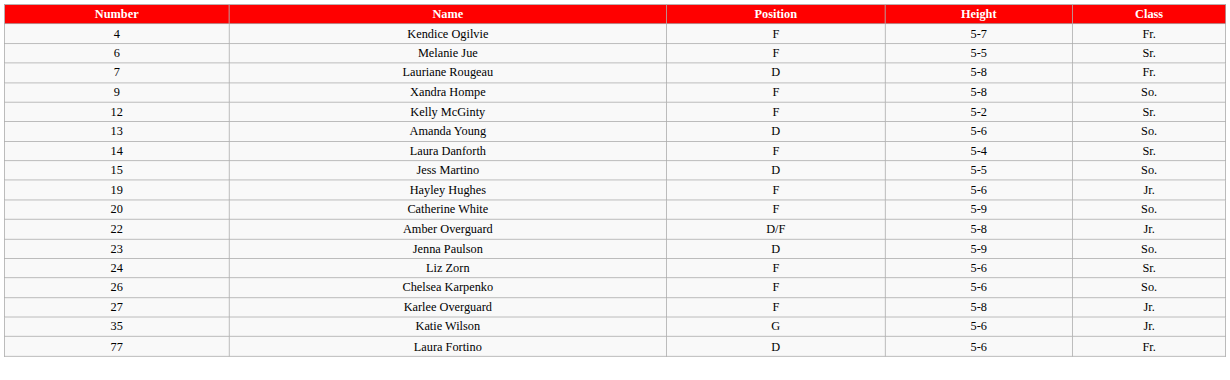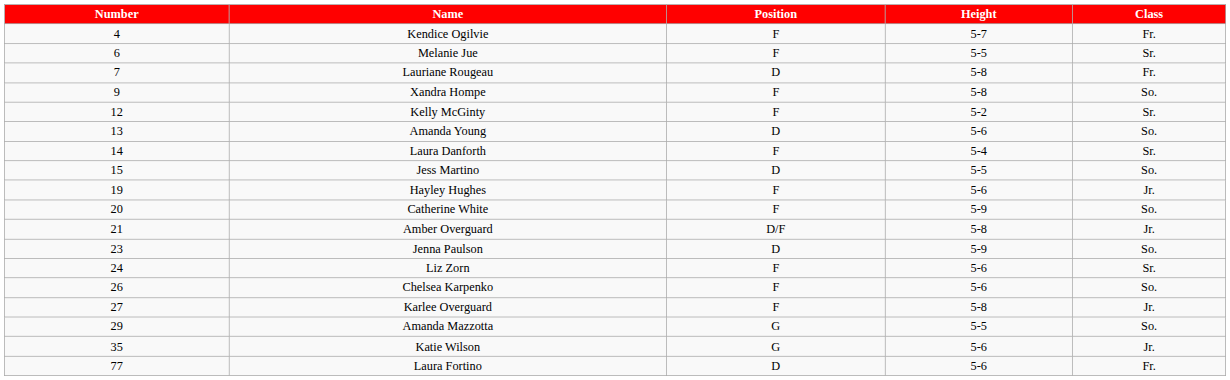(117, 229) 22 -> (117, 229) 21
+ row: (448, 326)
